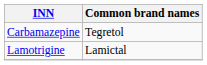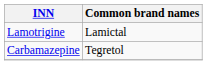rows swapped: (43, 32) <-> (36, 50)
